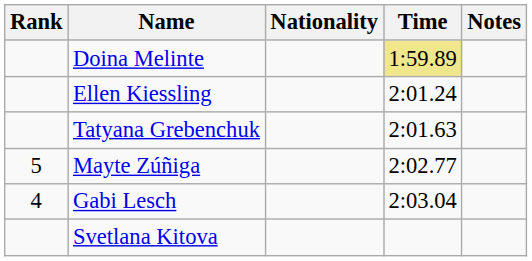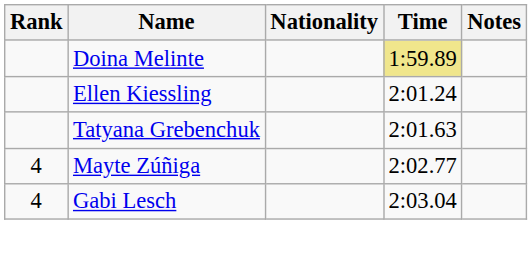(36, 165) 5 -> (36, 165) 4
- row: (145, 237)
